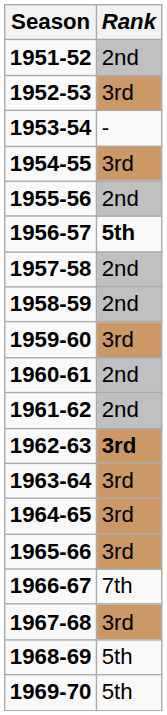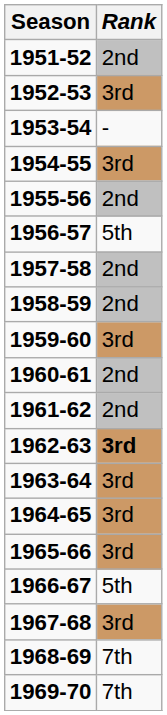(118, 233) bold -> (117, 233) normal
(117, 586) 7th -> (117, 586) 5th
(117, 657) 5th -> (117, 657) 7th
(117, 692) 5th -> (117, 692) 7th
